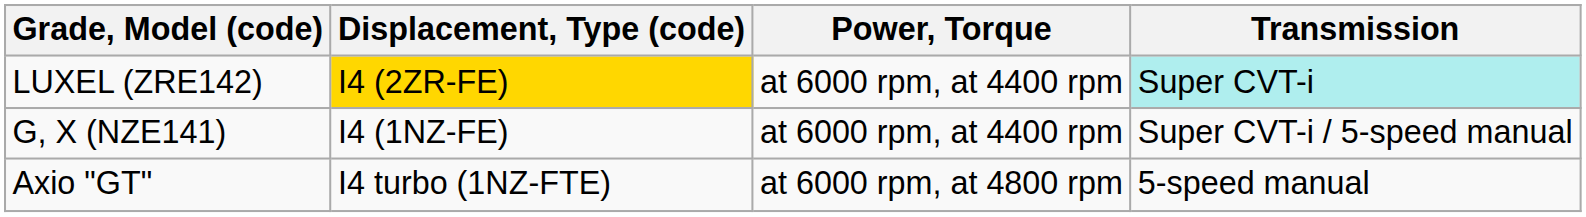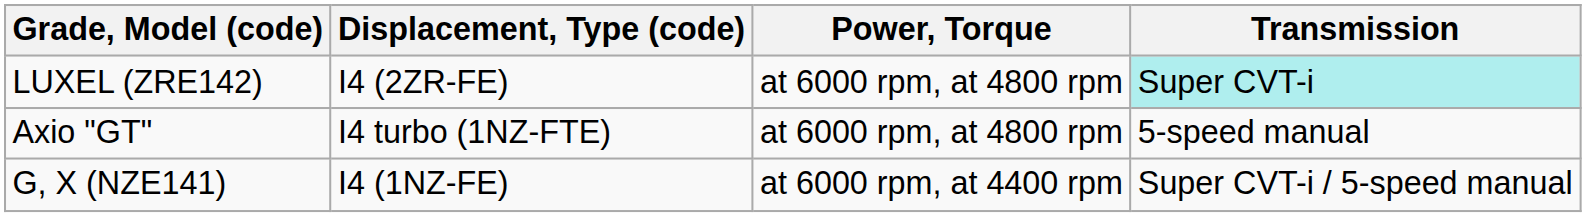(423, 81) gold background -> (423, 81) no background
(941, 81) at 6000 rpm, at 4400 rpm -> (941, 81) at 6000 rpm, at 4800 rpm
rows swapped: (119, 132) <-> (82, 183)
